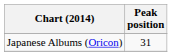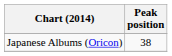(146, 42) 31 -> (146, 42) 38
